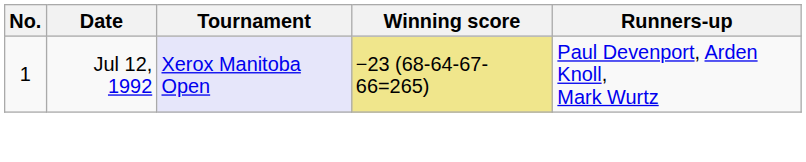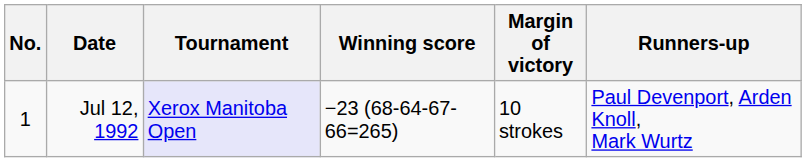+ column: (541, 43)
(422, 74) khaki background -> (391, 119) no background
